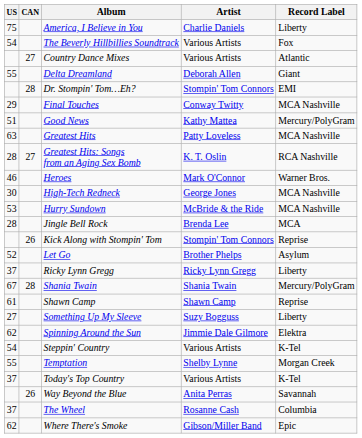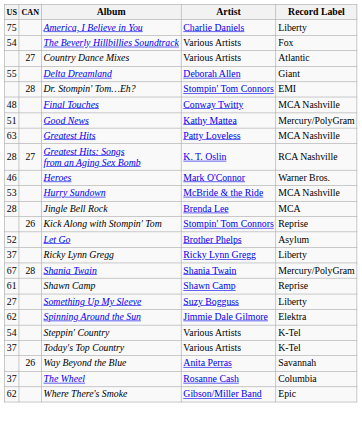(12, 105) 29 -> (12, 105) 48
- row: (82, 193)
- row: (65, 363)
